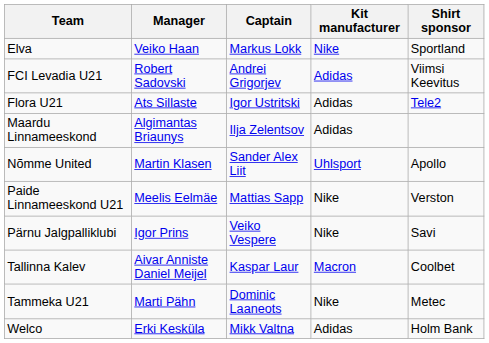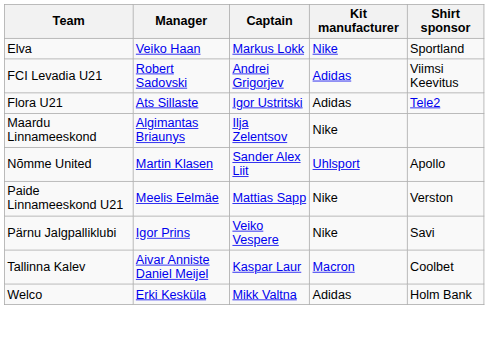(333, 130) Adidas -> (325, 130) Nike
- row: (48, 301)
